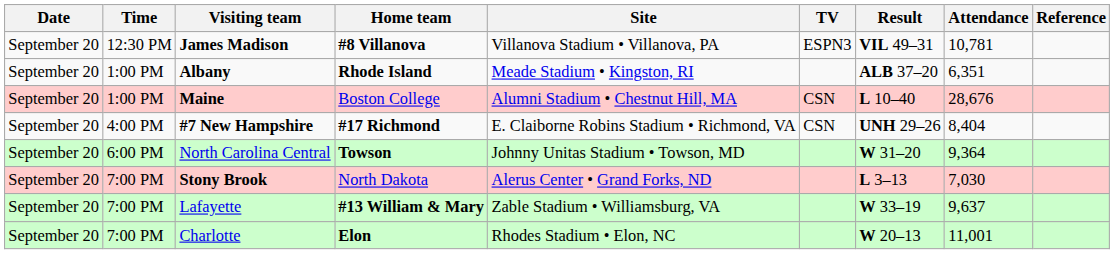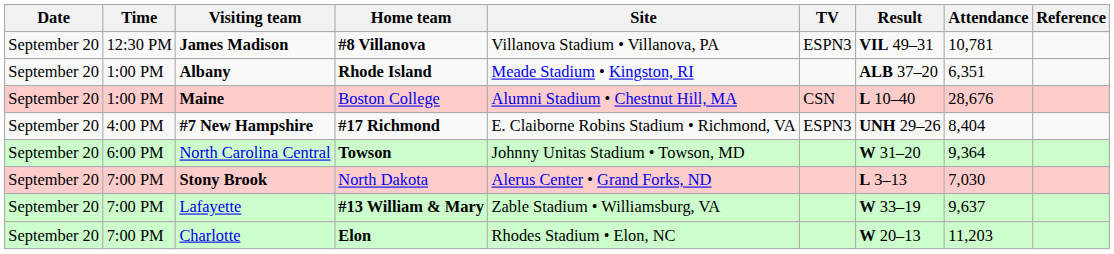(819, 126) CSN -> (827, 126) ESPN3
(971, 234) 11,001 -> (971, 234) 11,203
